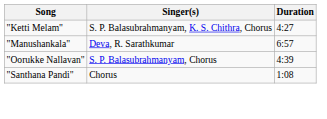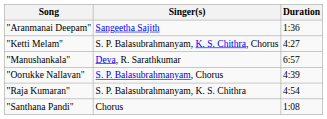+ row: (49, 28)
+ row: (38, 91)
